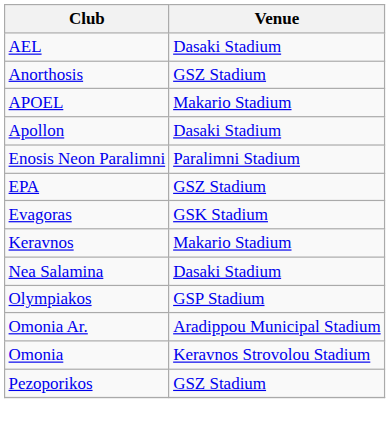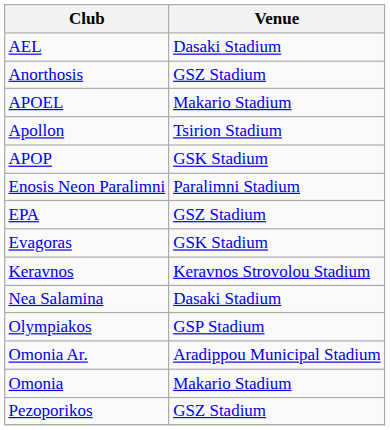(227, 131) Dasaki Stadium -> (227, 131) Tsirion Stadium
+ row: (30, 159)
(232, 243) Makario Stadium -> (272, 271) Keravnos Strovolou Stadium
(272, 355) Keravnos Strovolou Stadium -> (232, 383) Makario Stadium
